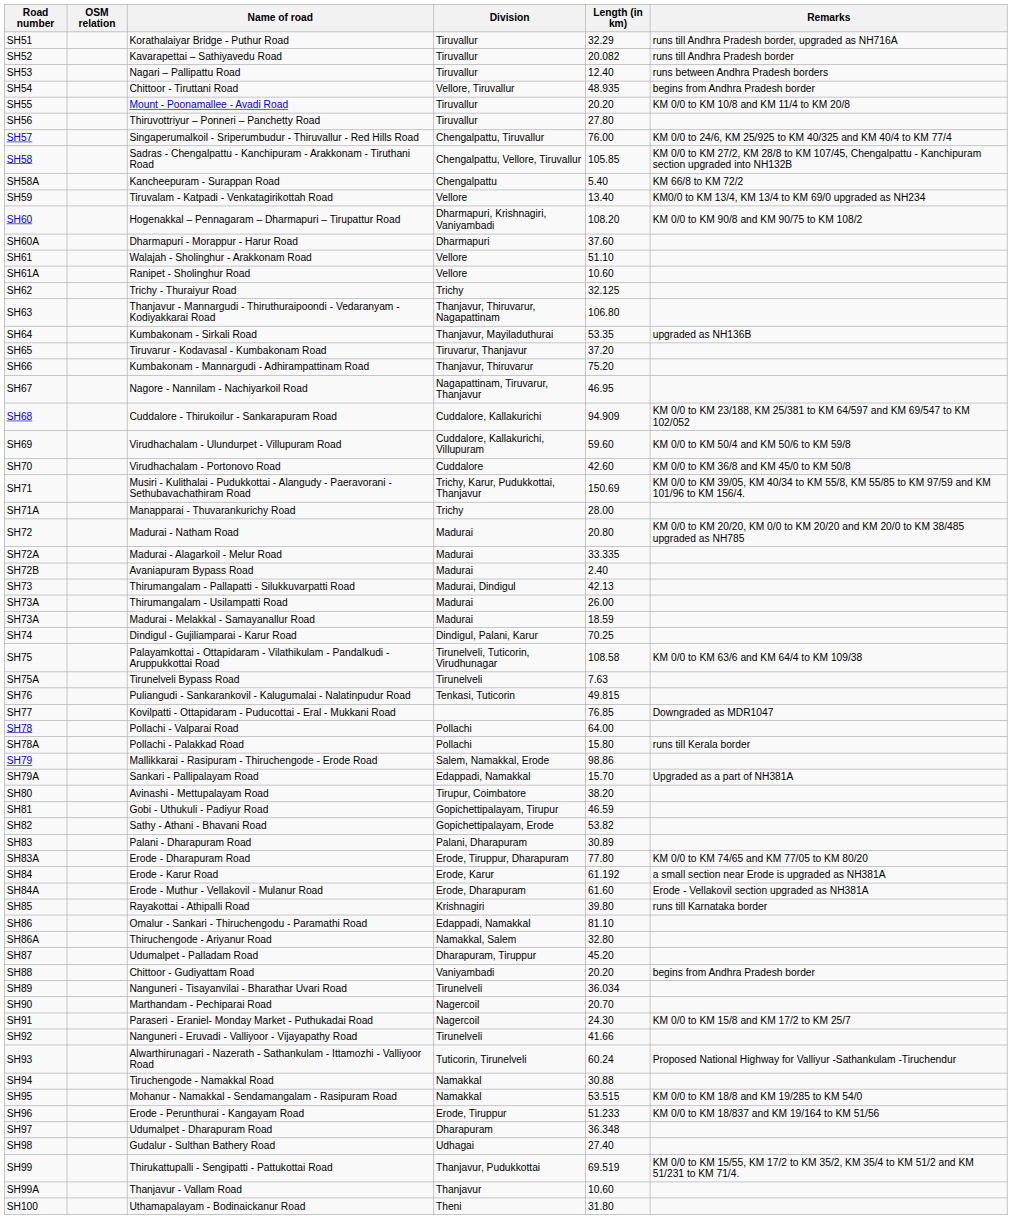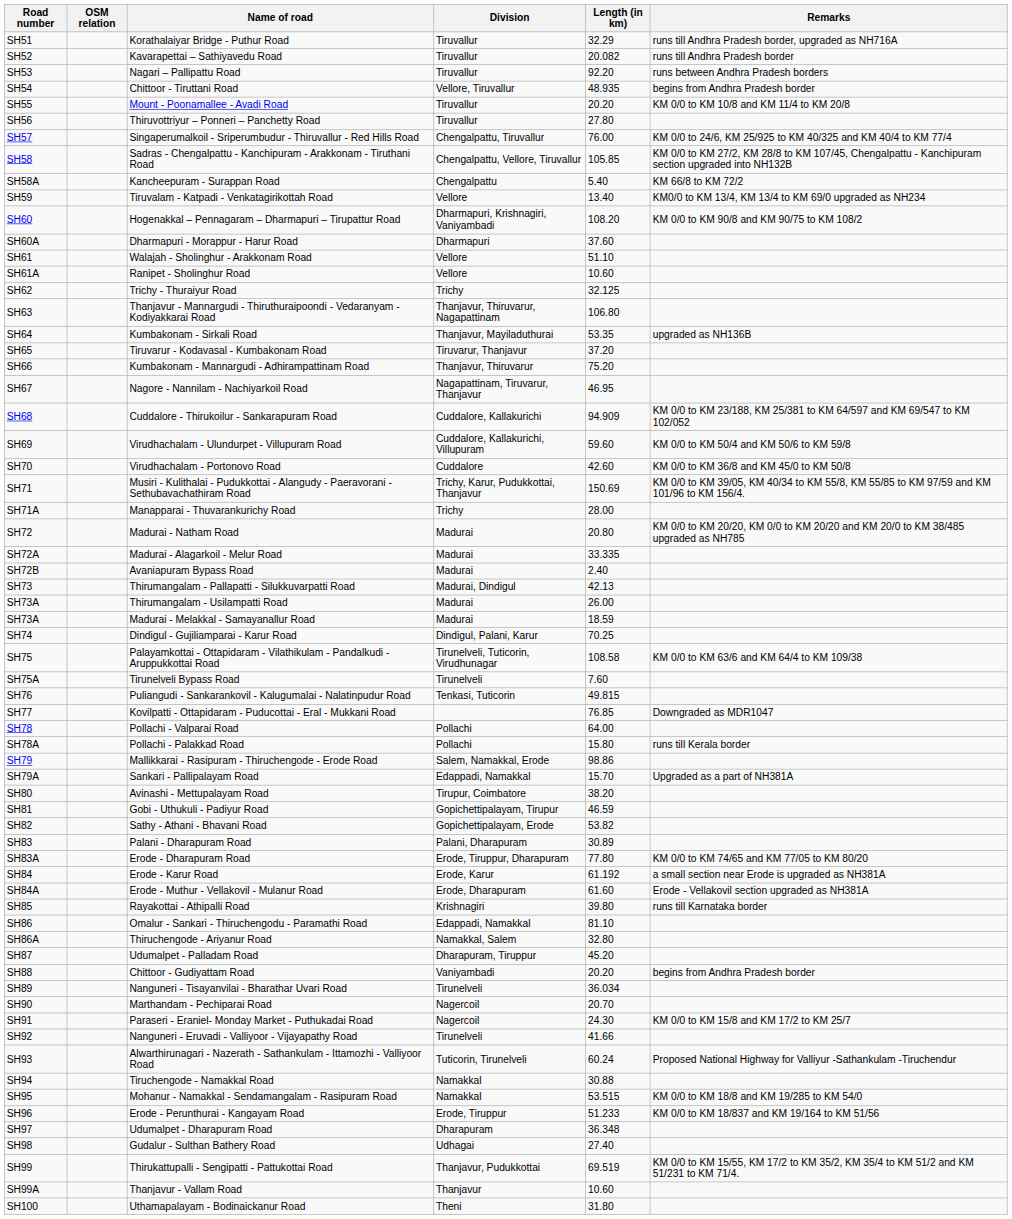(601, 72) 12.40 -> (601, 72) 92.20
(598, 679) 7.63 -> (598, 679) 7.60
